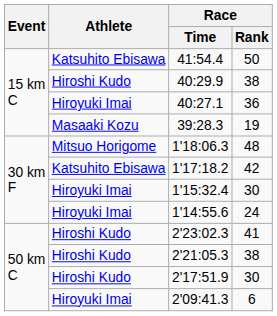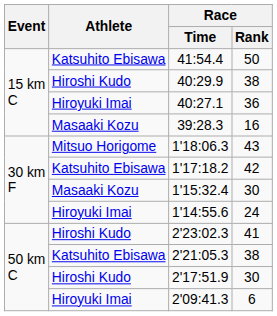(252, 125) 19 -> (252, 125) 16
(252, 147) 48 -> (252, 147) 43
(92, 191) Hiroyuki Imai -> (95, 191) Masaaki Kozu
(91, 256) Hiroshi Kudo -> (109, 256) Katsuhito Ebisawa
